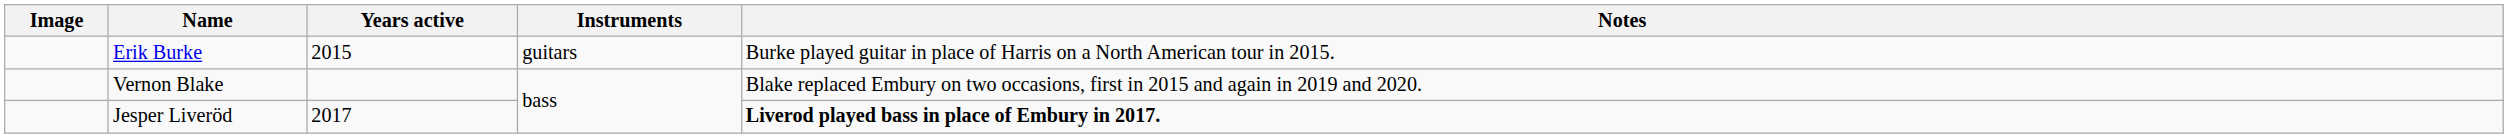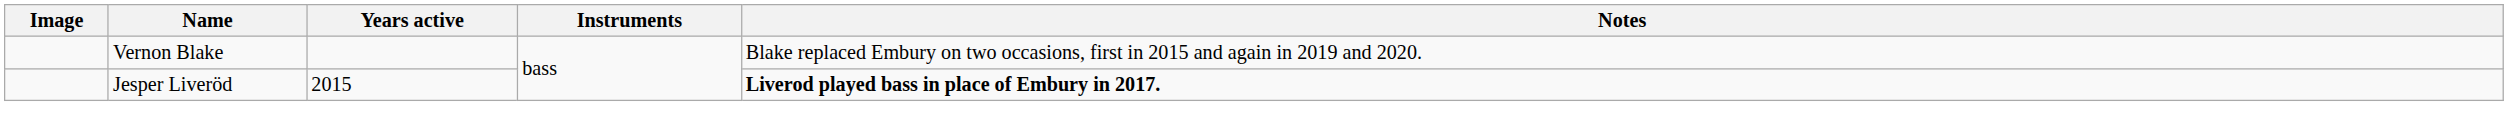- row: (158, 52)
(332, 116) 2017 -> (332, 84) 2015
